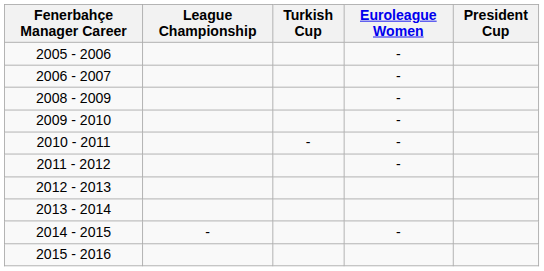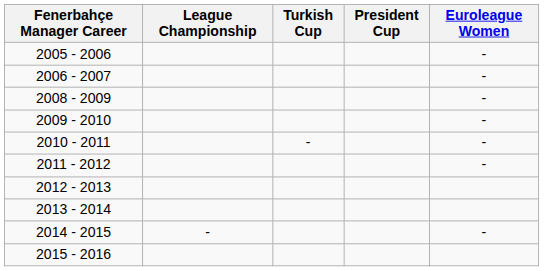columns swapped: (496, 23) <-> (398, 23)
